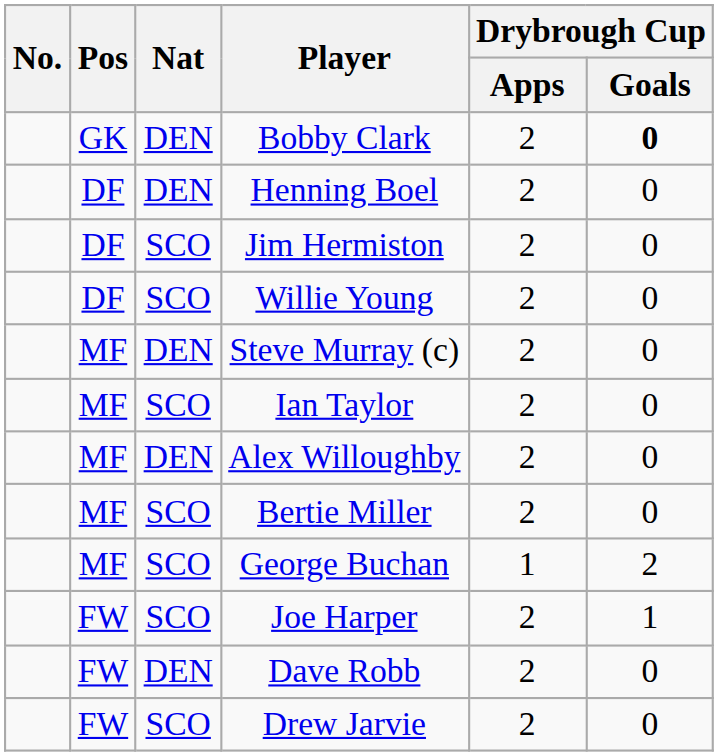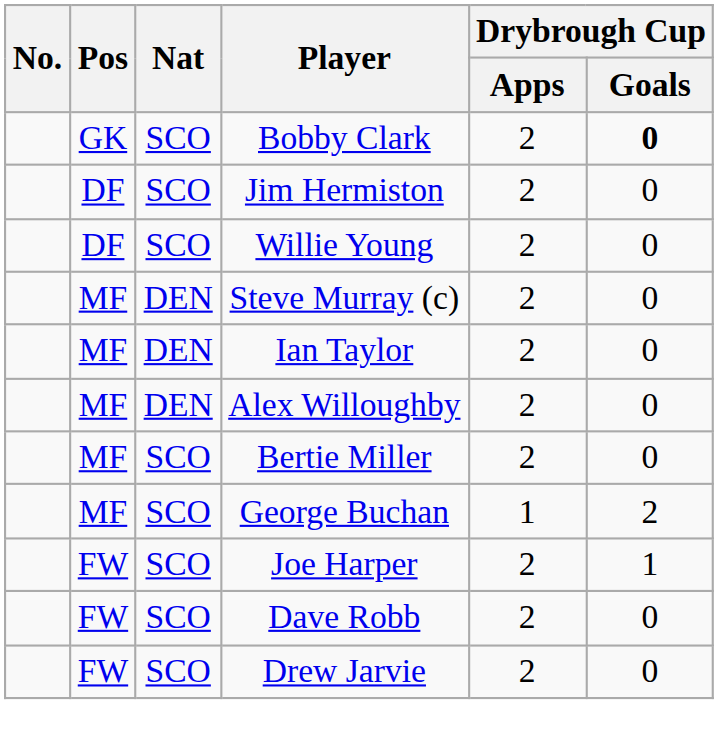(178, 137) DEN -> (178, 137) SCO
- row: (344, 191)
(178, 404) SCO -> (178, 350) DEN
(178, 670) DEN -> (178, 617) SCO
